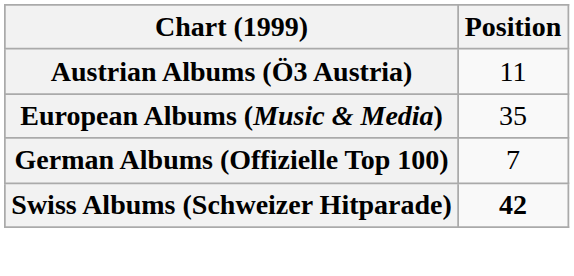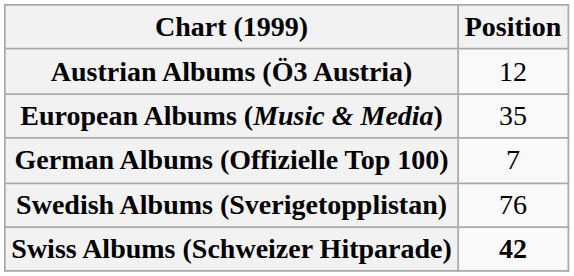(513, 71) 11 -> (513, 71) 12
+ row: (232, 204)
